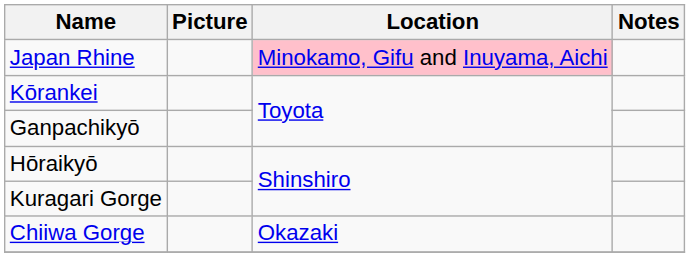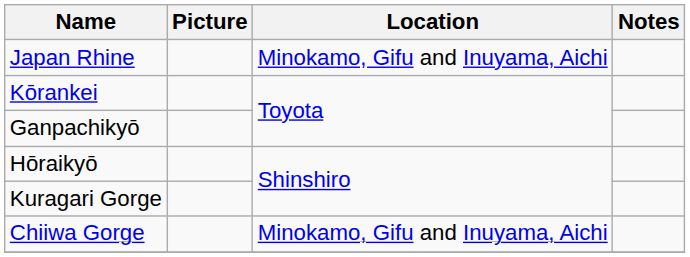(433, 57) pink background -> (433, 57) no background
(298, 233) Okazaki -> (433, 233) Minokamo, Gifu and Inuyama, Aichi
